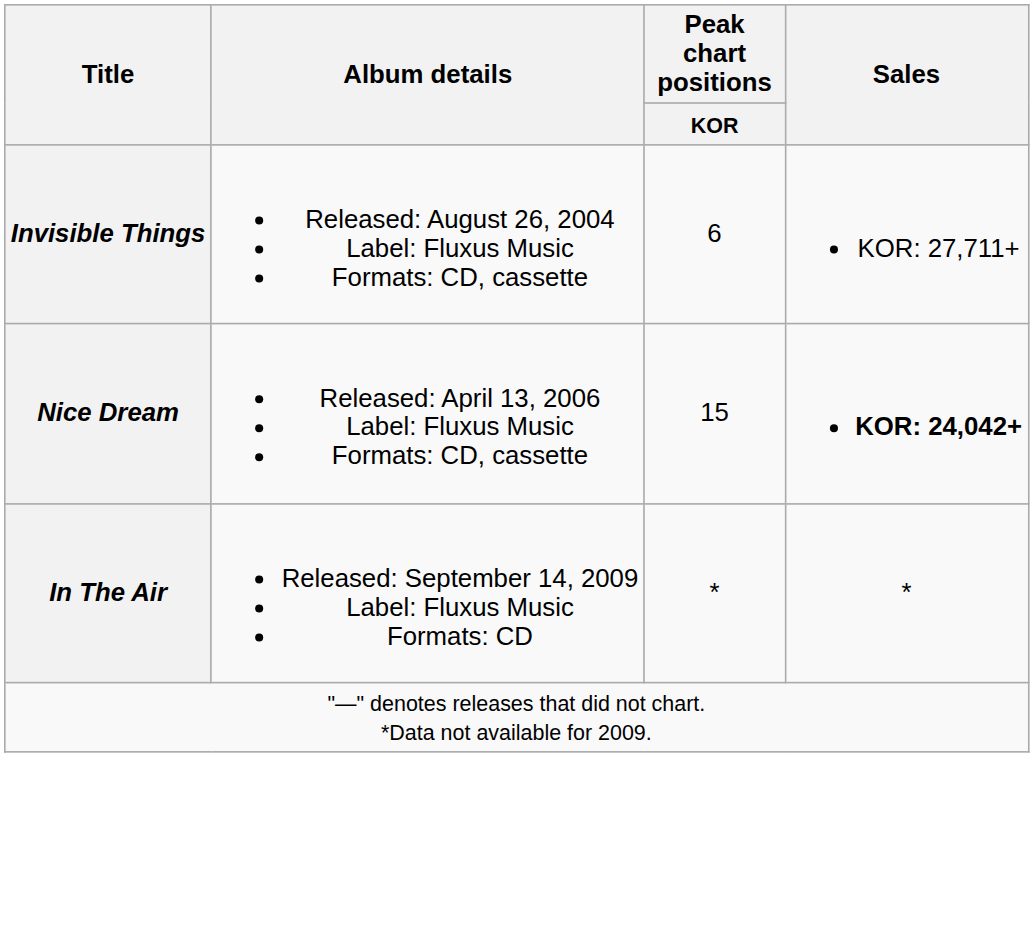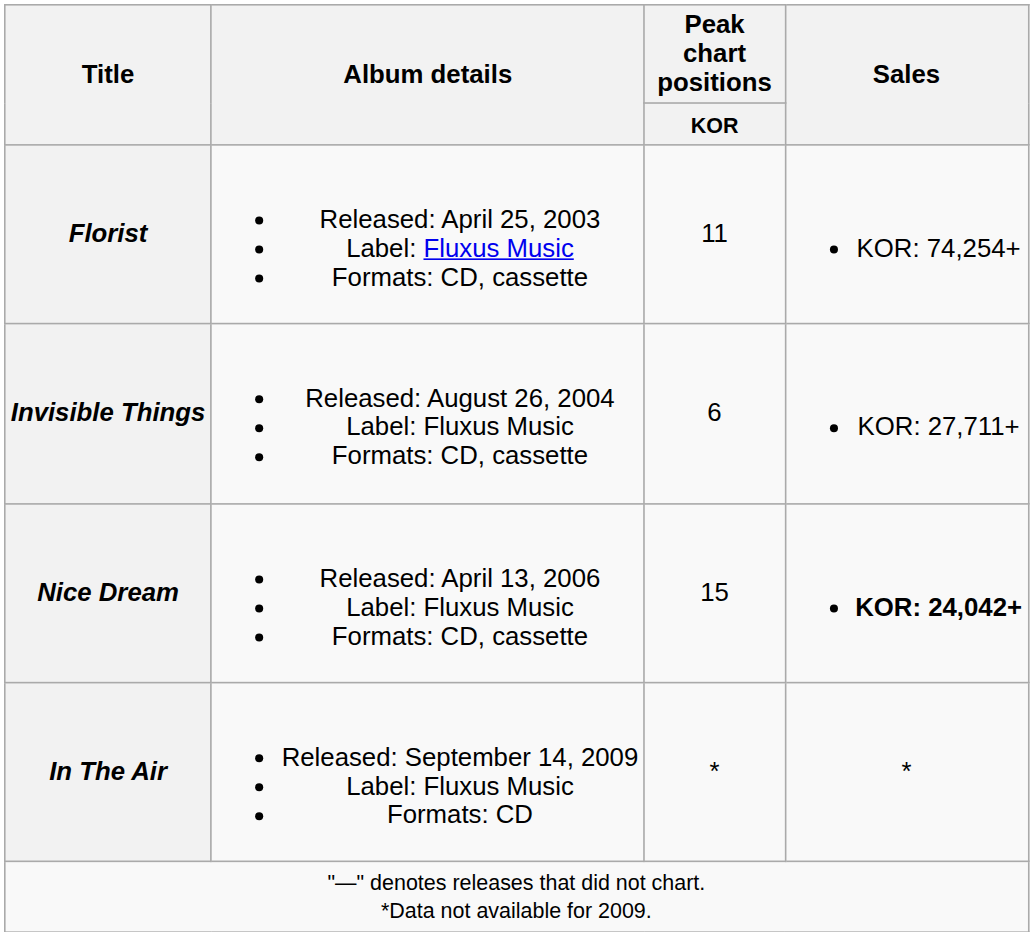+ row: (108, 233)
